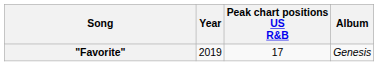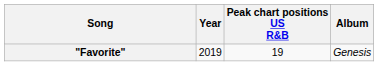(278, 52) 17 -> (278, 52) 19
